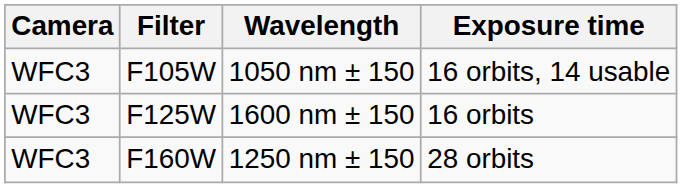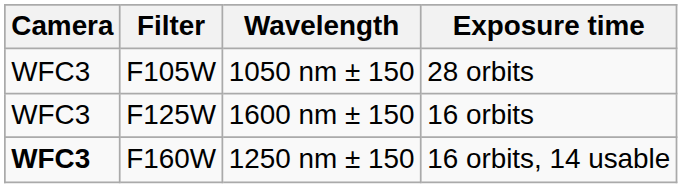(549, 70) 16 orbits, 14 usable -> (481, 70) 28 orbits
(51, 159) normal -> (51, 159) bold
(481, 159) 28 orbits -> (549, 159) 16 orbits, 14 usable
